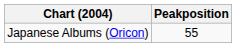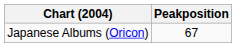(191, 33) 55 -> (191, 33) 67
